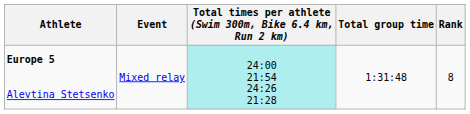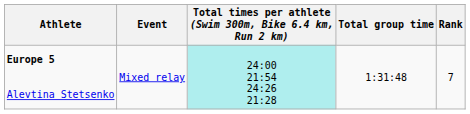(451, 77) 8 -> (451, 77) 7
